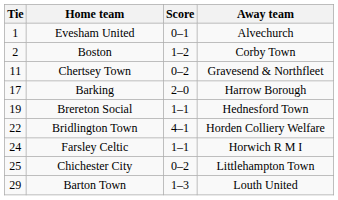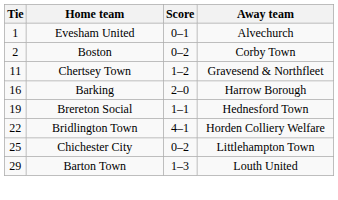(180, 52) 1–2 -> (180, 52) 0–2
(180, 71) 0–2 -> (180, 71) 1–2
(15, 90) 17 -> (15, 90) 16
- row: (95, 147)
